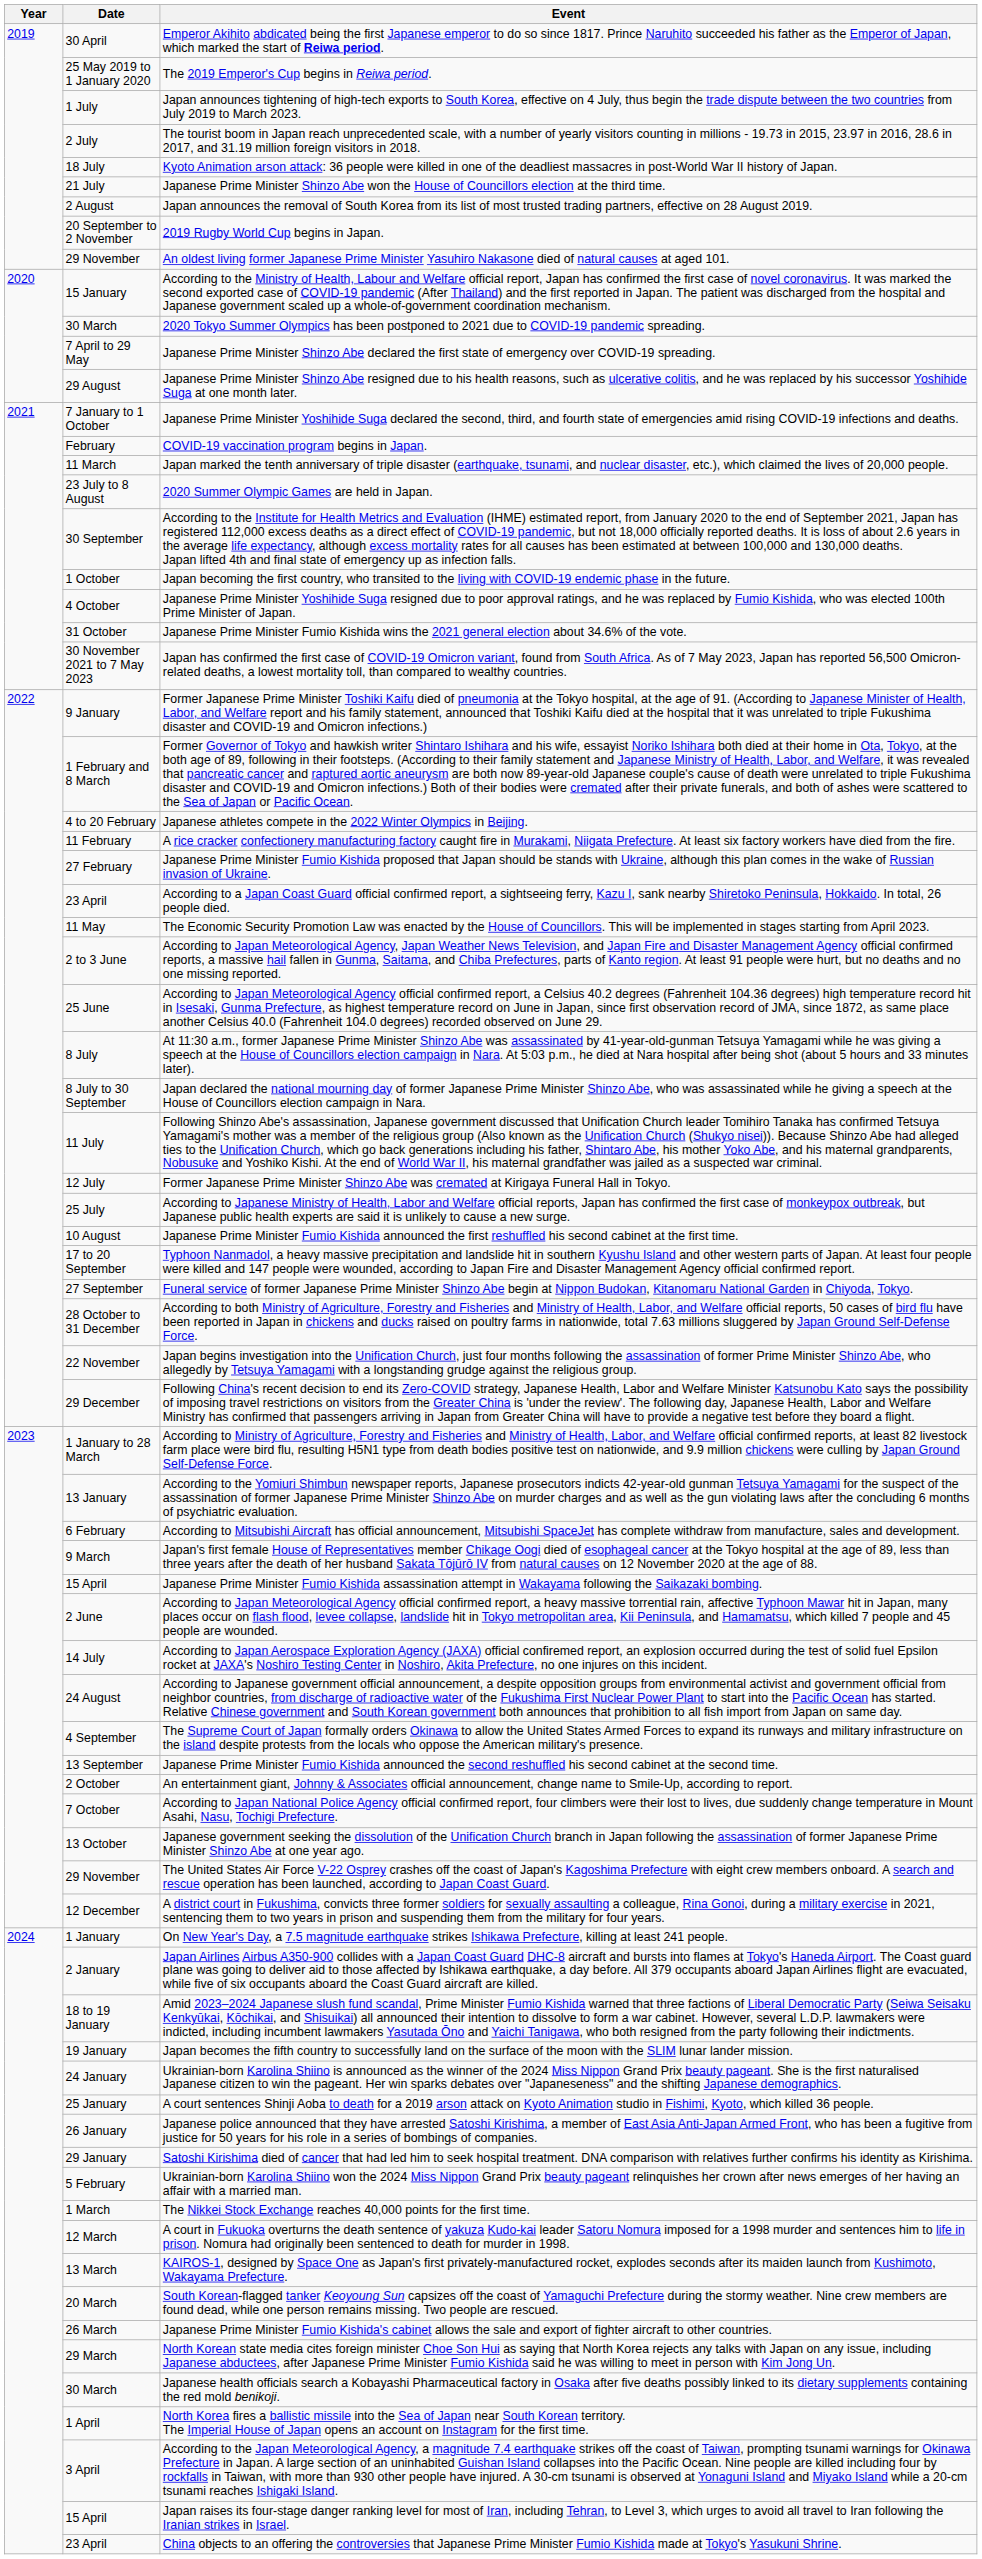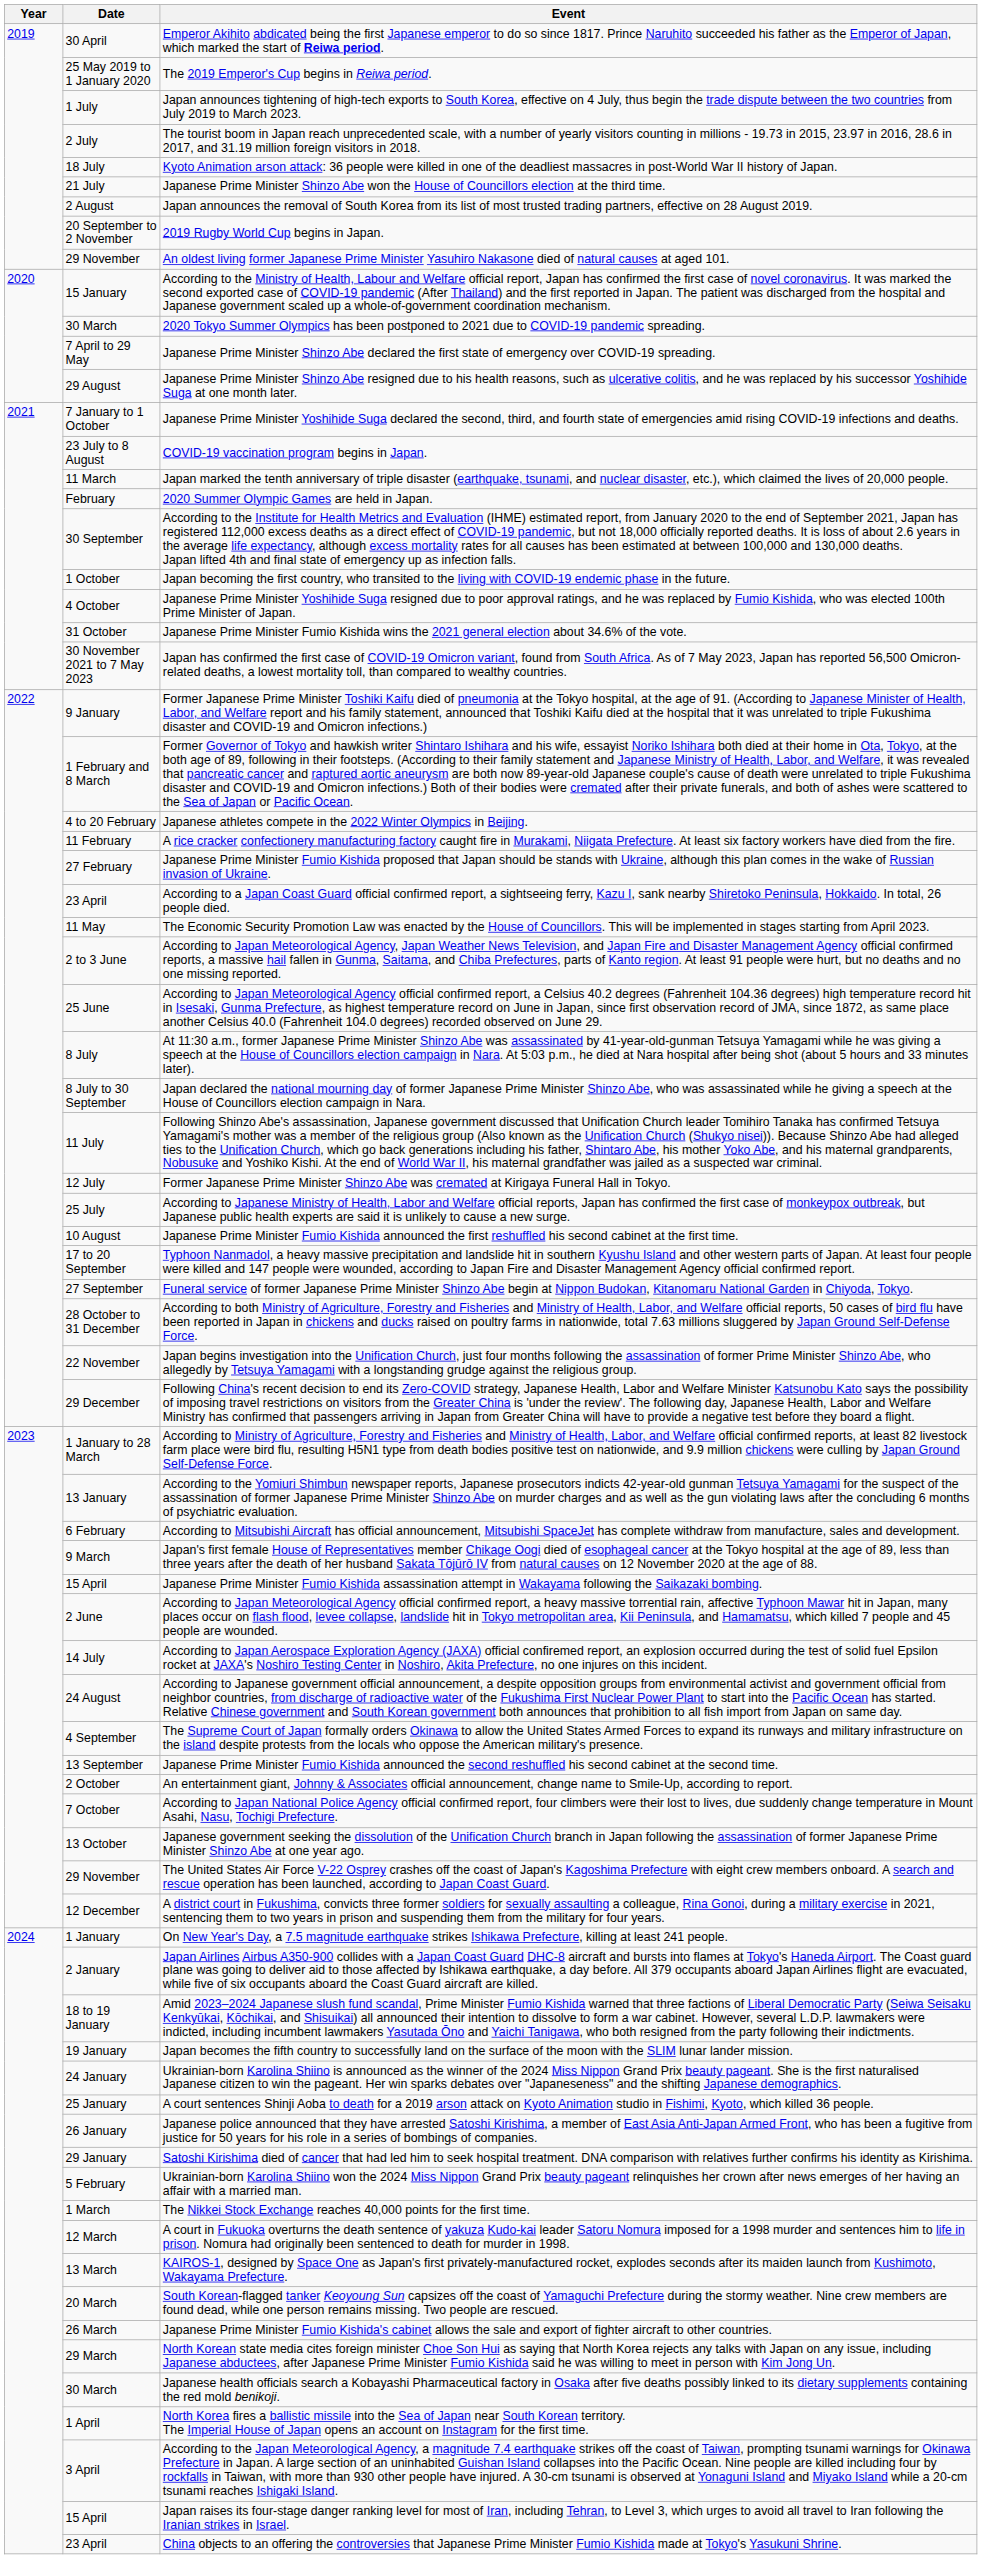(90, 445) February -> (97, 452) 23 July to 8 August
(97, 491) 23 July to 8 August -> (90, 498) February
